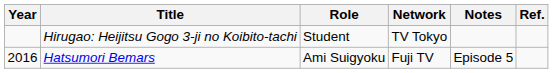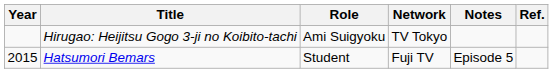(326, 36) Student -> (344, 36) Ami Suigyoku
(22, 57) 2016 -> (22, 57) 2015
(344, 57) Ami Suigyoku -> (326, 57) Student
